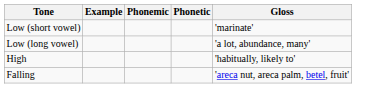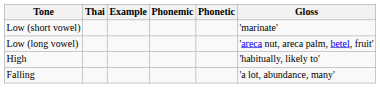+ column: (95, 12)
(263, 43) 'a lot, abundance, many' -> (306, 43) 'areca nut, areca palm, betel, fruit'
(282, 75) 'areca nut, areca palm, betel, fruit' -> (287, 75) 'a lot, abundance, many'
